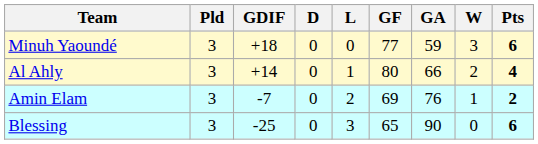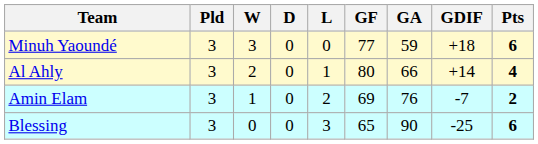columns swapped: (474, 17) <-> (264, 17)
